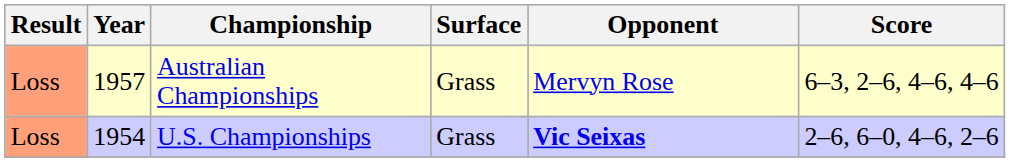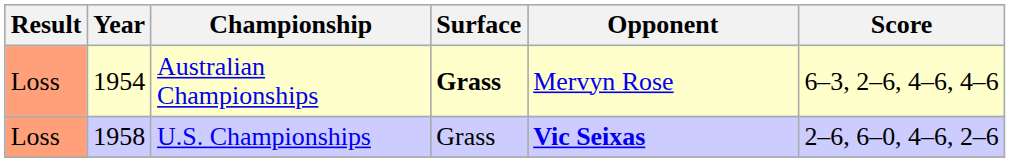(119, 80) 1957 -> (119, 80) 1954
(466, 80) normal -> (469, 80) bold
(119, 136) 1954 -> (119, 136) 1958
